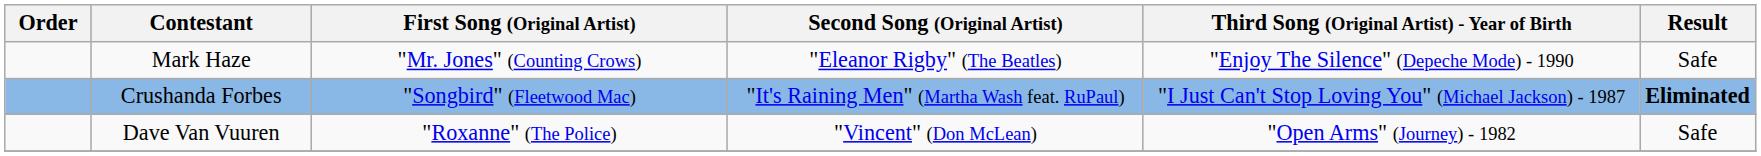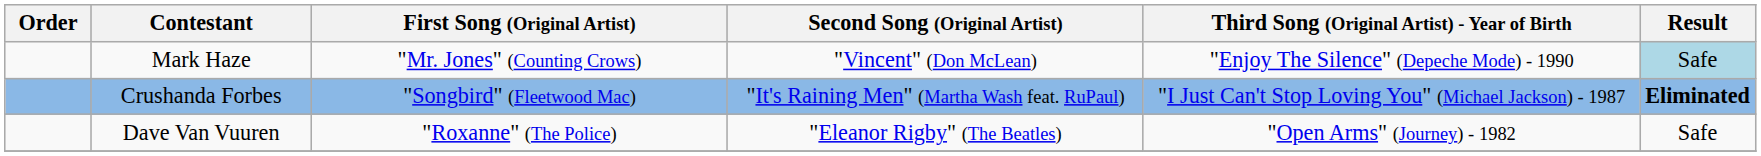(936, 59) "Eleanor Rigby" (The Beatles) -> (936, 59) "Vincent" (Don McLean)
(1698, 59) no background -> (1698, 59) lightblue background
(936, 132) "Vincent" (Don McLean) -> (936, 132) "Eleanor Rigby" (The Beatles)
